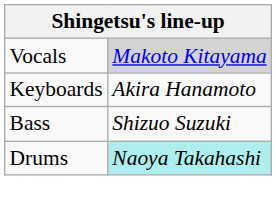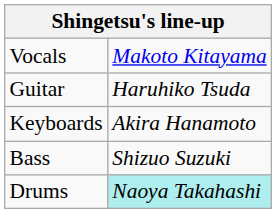(189, 55) lightgrey background -> (189, 55) no background
+ row: (37, 89)
